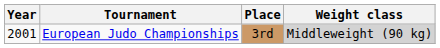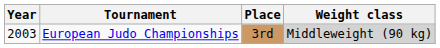(22, 34) 2001 -> (22, 34) 2003
